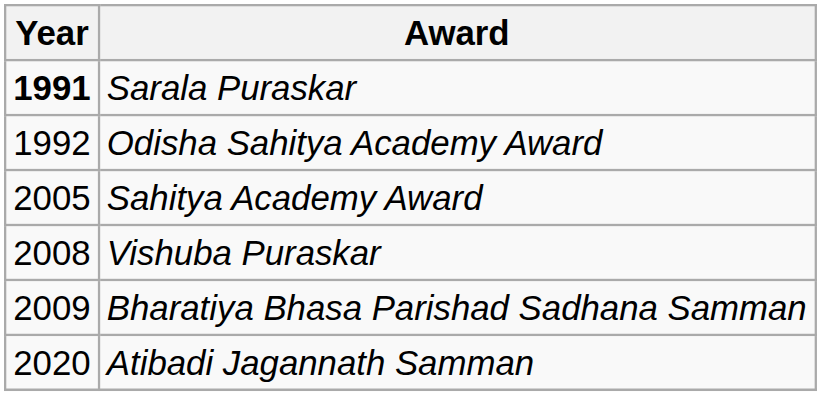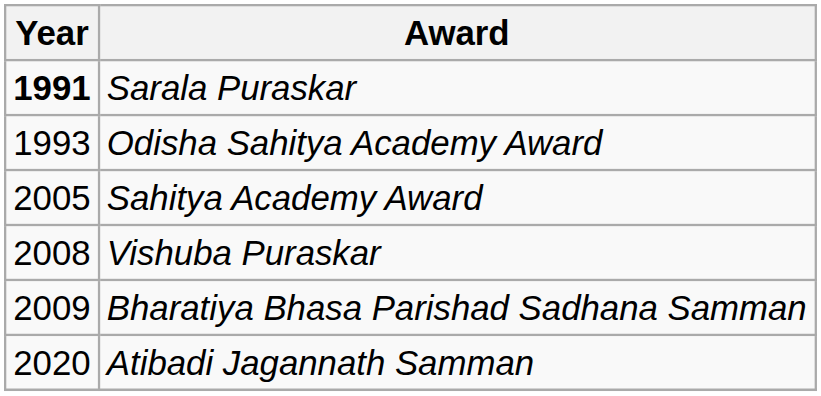(52, 143) 1992 -> (52, 143) 1993
